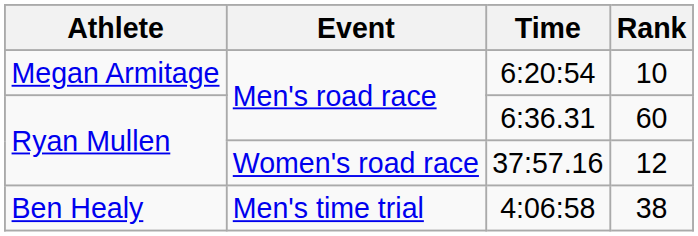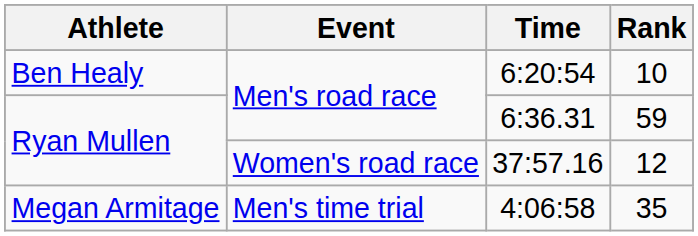(116, 73) Megan Armitage -> (77, 73) Ben Healy
(652, 118) 60 -> (652, 118) 59
(77, 209) Ben Healy -> (116, 209) Megan Armitage
(652, 209) 38 -> (652, 209) 35
